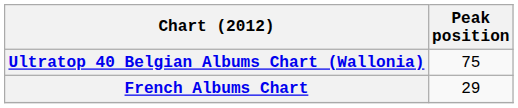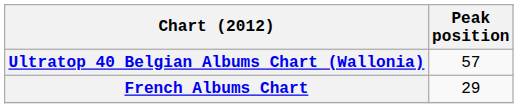(471, 63) 75 -> (471, 63) 57
